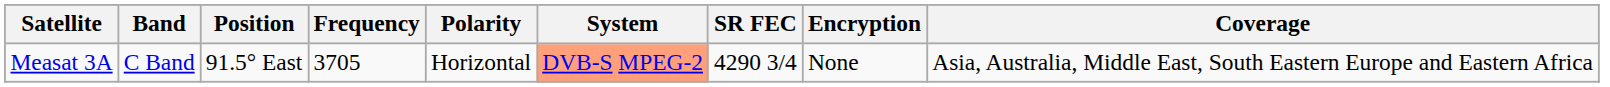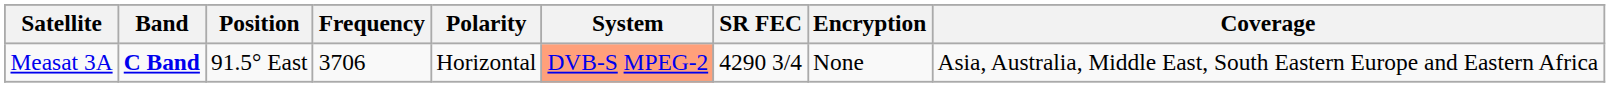(159, 62) normal -> (162, 62) bold
(337, 62) 3705 -> (342, 62) 3706
